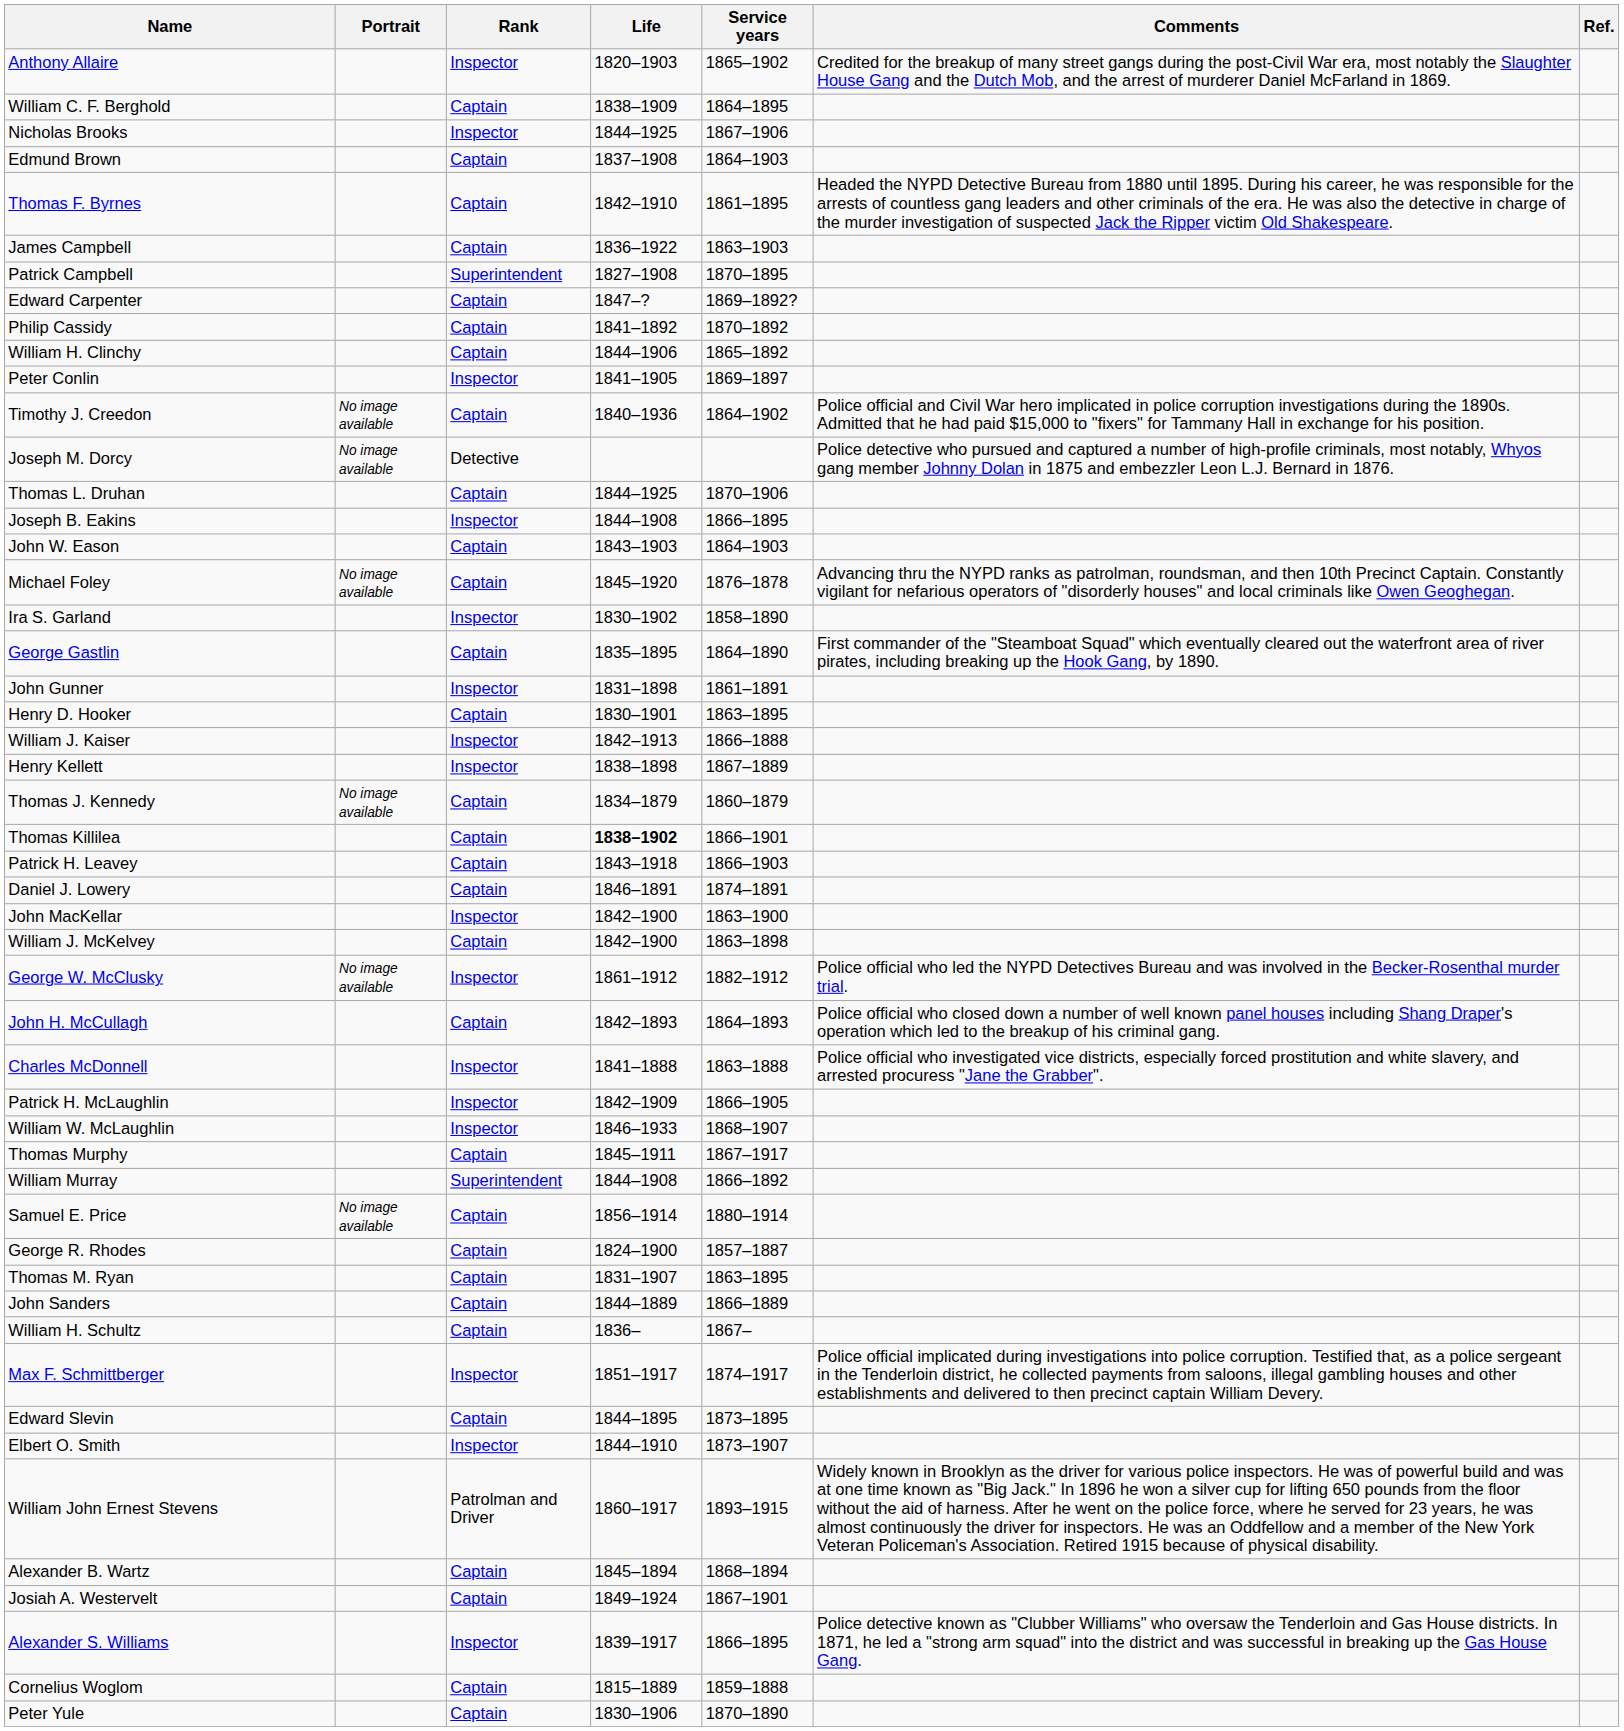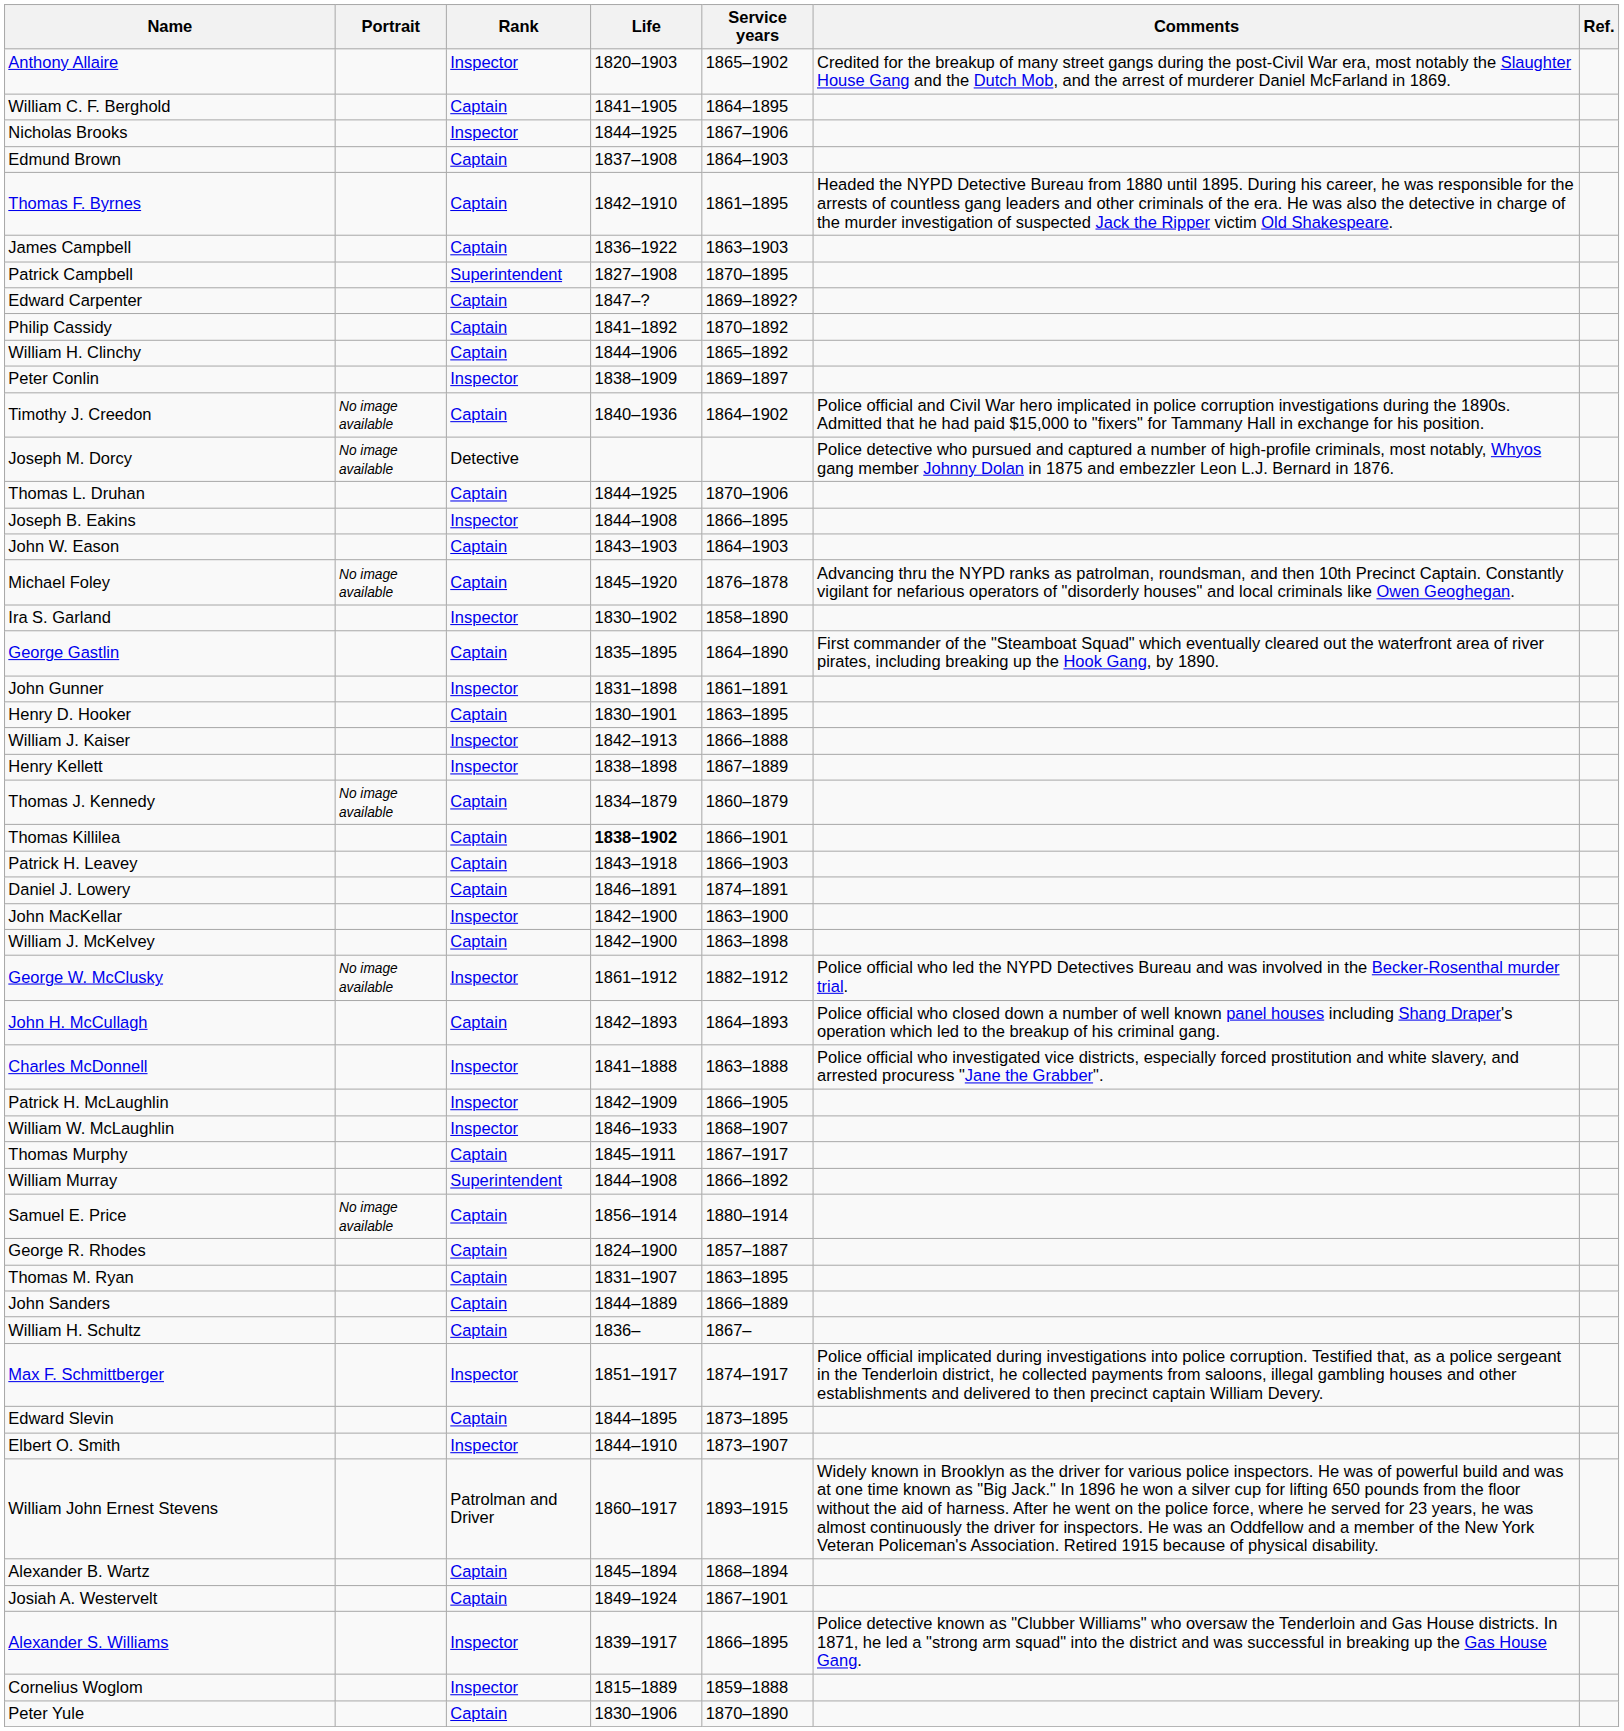(636, 106) 1838–1909 -> (636, 106) 1841–1905
(636, 379) 1841–1905 -> (636, 379) 1838–1909
(479, 1687) Captain -> (484, 1687) Inspector
